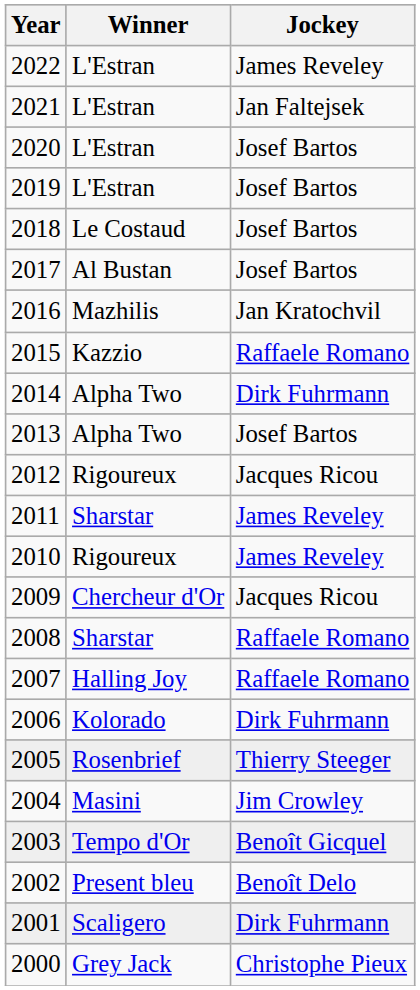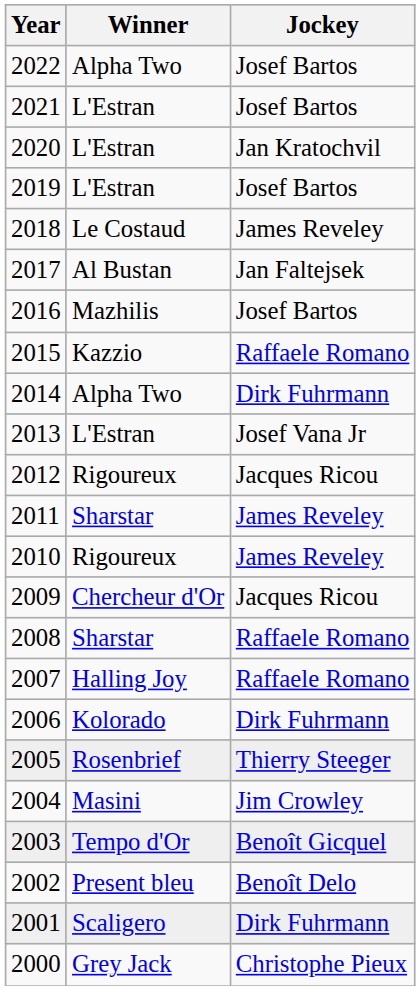(113, 65) L'Estran -> (127, 65) Alpha Two
(310, 65) James Reveley -> (297, 65) Josef Bartos
(300, 106) Jan Faltejsek -> (297, 106) Josef Bartos
(297, 147) Josef Bartos -> (308, 147) Jan Kratochvil
(297, 229) Josef Bartos -> (310, 229) James Reveley
(297, 270) Josef Bartos -> (300, 270) Jan Faltejsek
(308, 310) Jan Kratochvil -> (297, 310) Josef Bartos
(127, 433) Alpha Two -> (113, 433) L'Estran
(297, 433) Josef Bartos -> (301, 433) Josef Vana Jr
